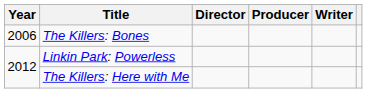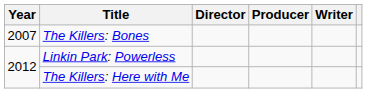(22, 35) 2006 -> (22, 35) 2007
